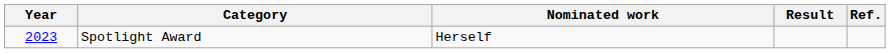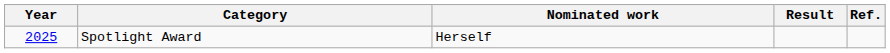(41, 37) 2023 -> (41, 37) 2025
